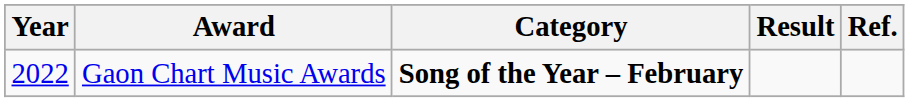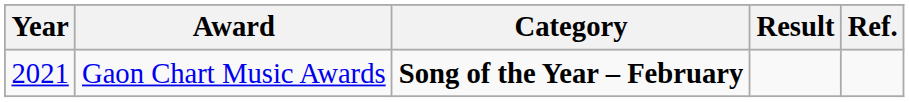(40, 72) 2022 -> (40, 72) 2021
